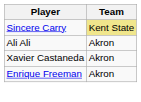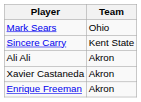+ row: (32, 27)
(111, 27) khaki background -> (111, 43) no background
